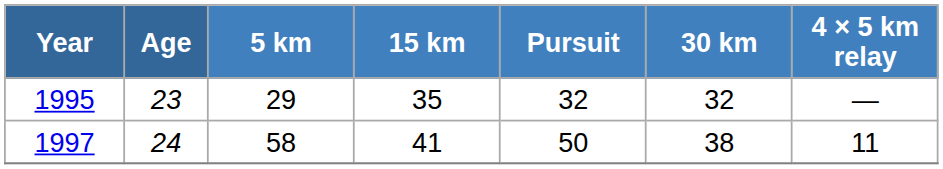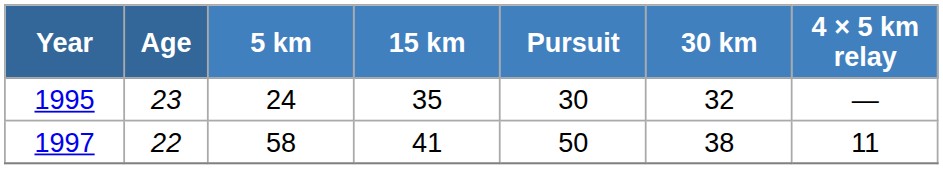(281, 100) 29 -> (281, 100) 24
(573, 100) 32 -> (573, 100) 30
(166, 142) 24 -> (166, 142) 22
